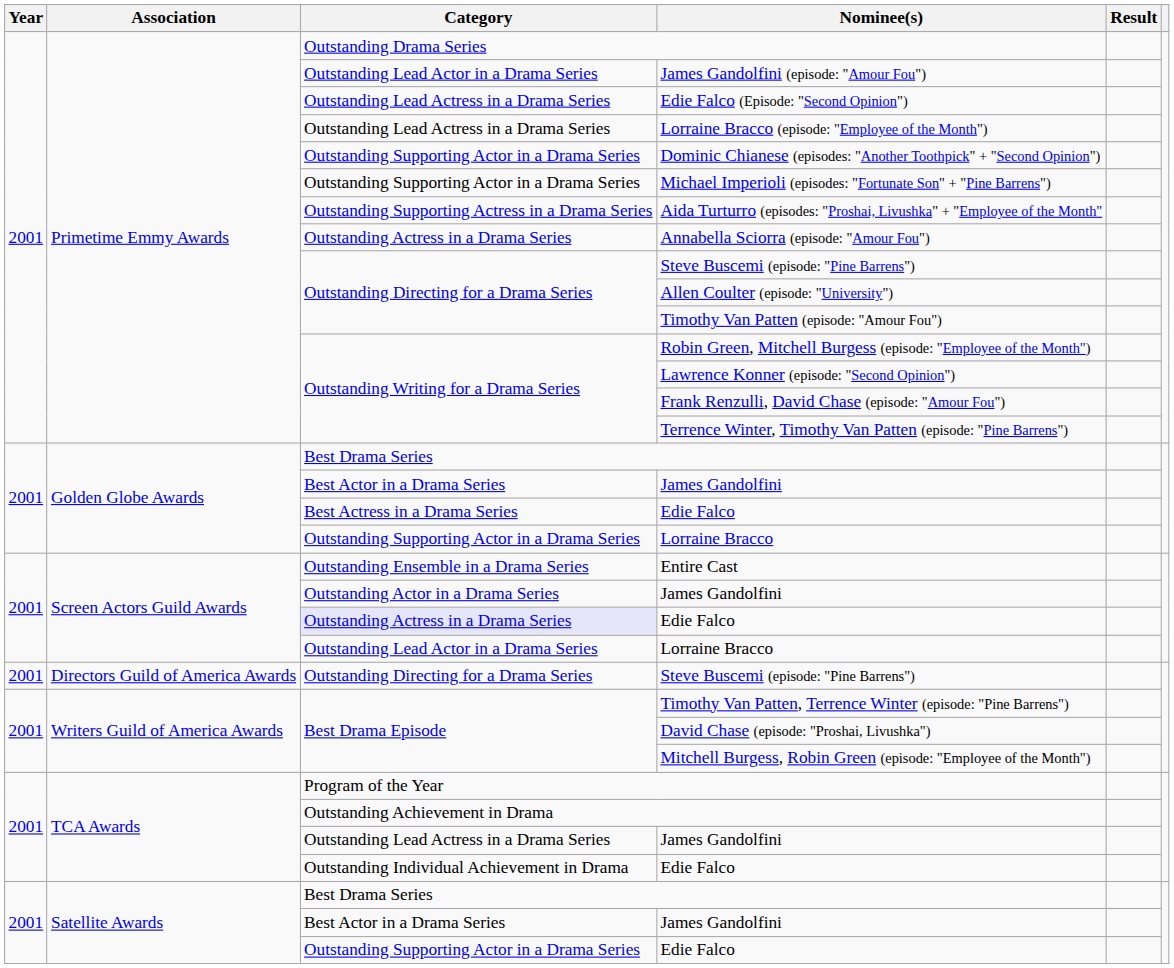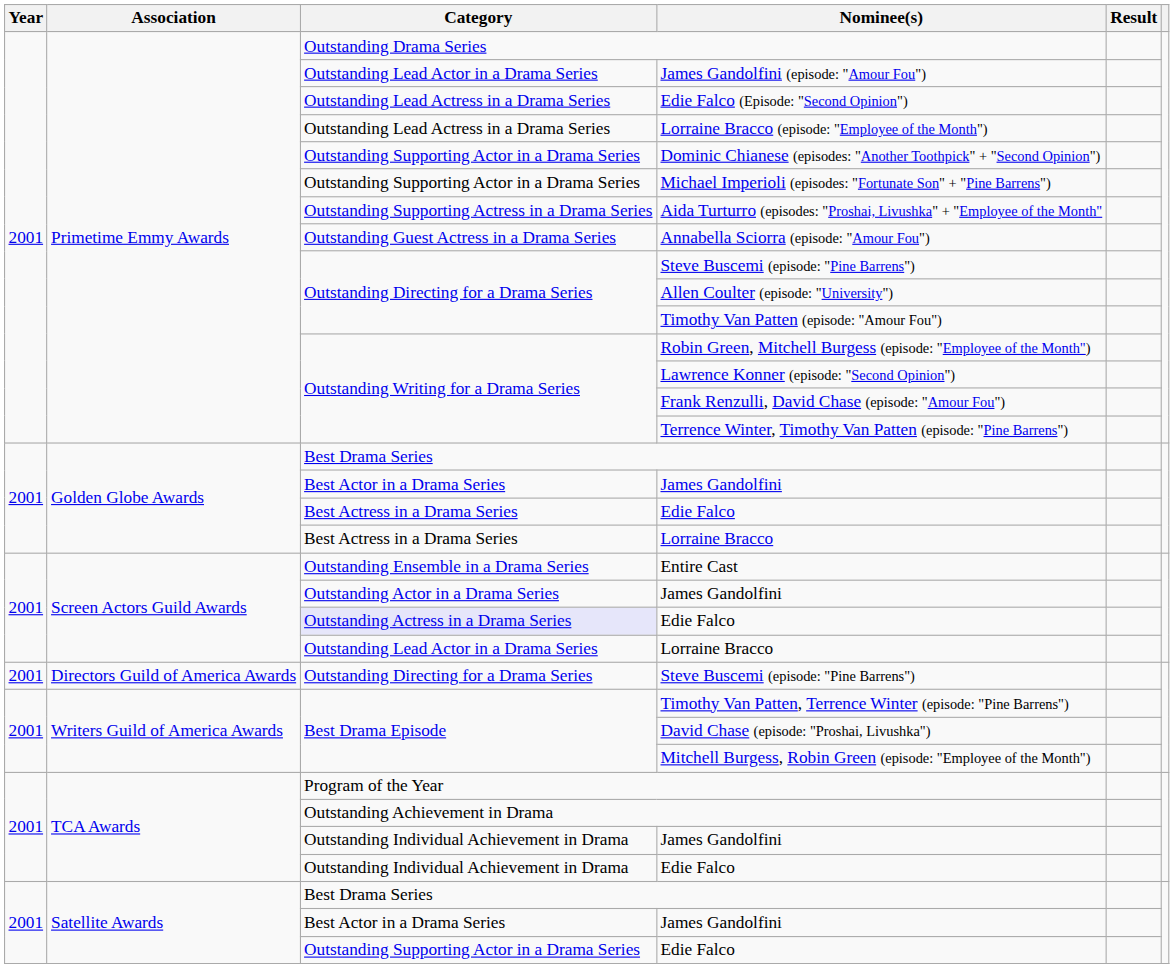(438, 237) Outstanding Actress in a Drama Series -> (460, 237) Outstanding Guest Actress in a Drama Series
(472, 538) Outstanding Supporting Actor in a Drama Series -> (411, 538) Best Actress in a Drama Series
(457, 840) Outstanding Lead Actress in a Drama Series -> (466, 840) Outstanding Individual Achievement in Drama
